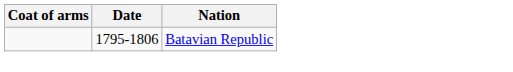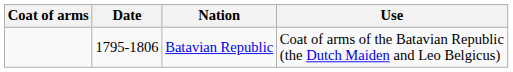+ column: (392, 16)
